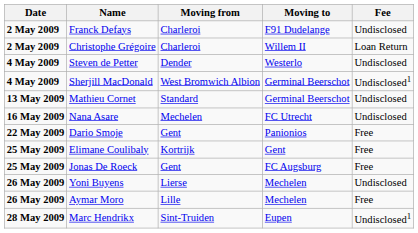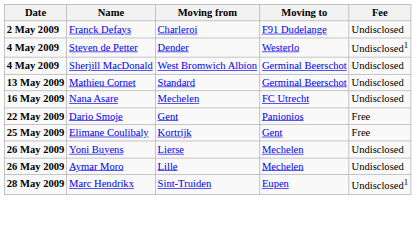- row: (112, 46)
(381, 63) Undisclosed -> (380, 47) Undisclosed1
(383, 81) Undisclosed1 -> (378, 65) Undisclosed
- row: (103, 166)
(364, 199) Free -> (378, 166) Undisclosed
